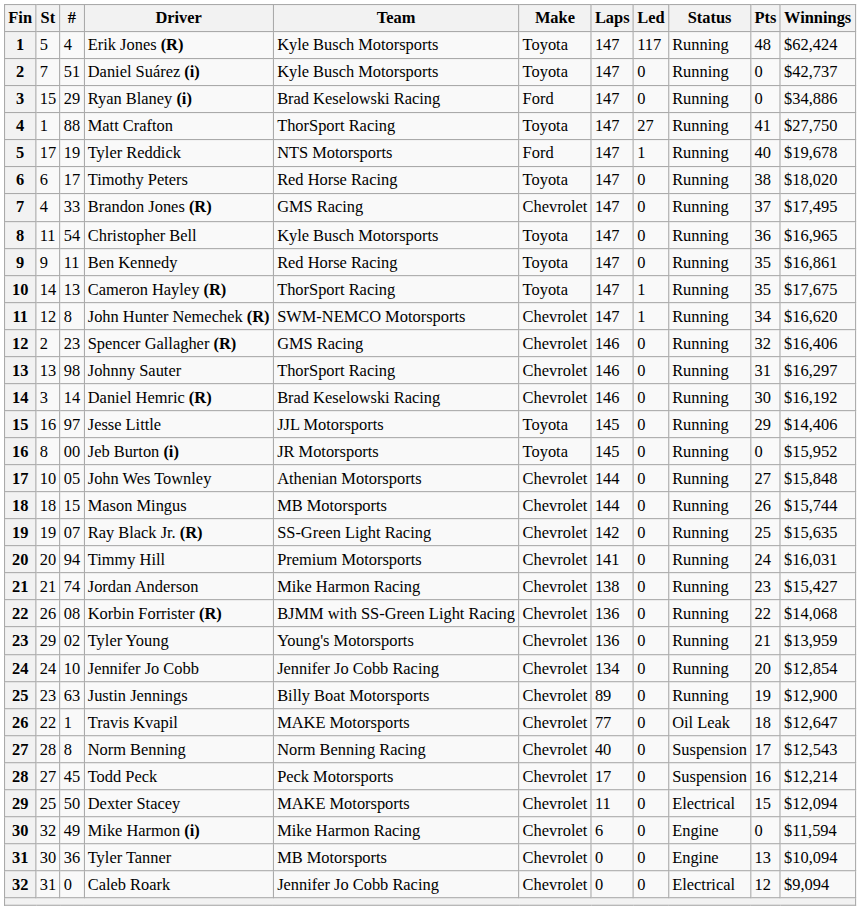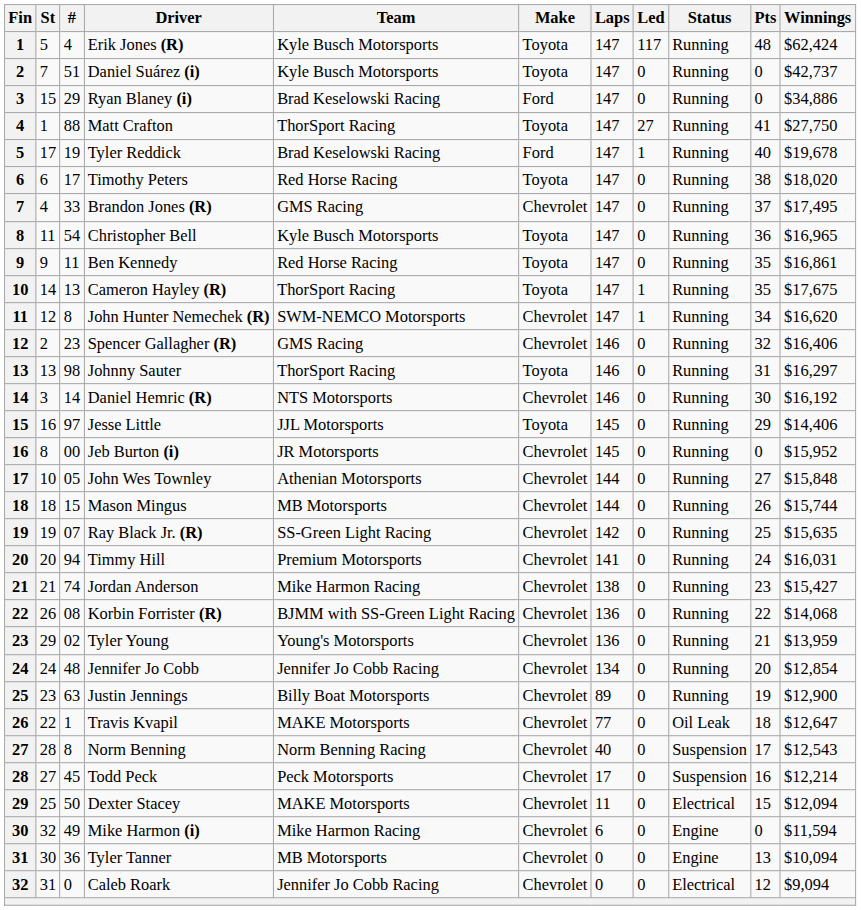(335, 153) NTS Motorsports -> (359, 153) Brad Keselowski Racing
(555, 370) Chevrolet -> (545, 370) Toyota
(359, 397) Brad Keselowski Racing -> (335, 397) NTS Motorsports
(545, 451) Toyota -> (555, 451) Chevrolet
(72, 667) 10 -> (72, 667) 48
